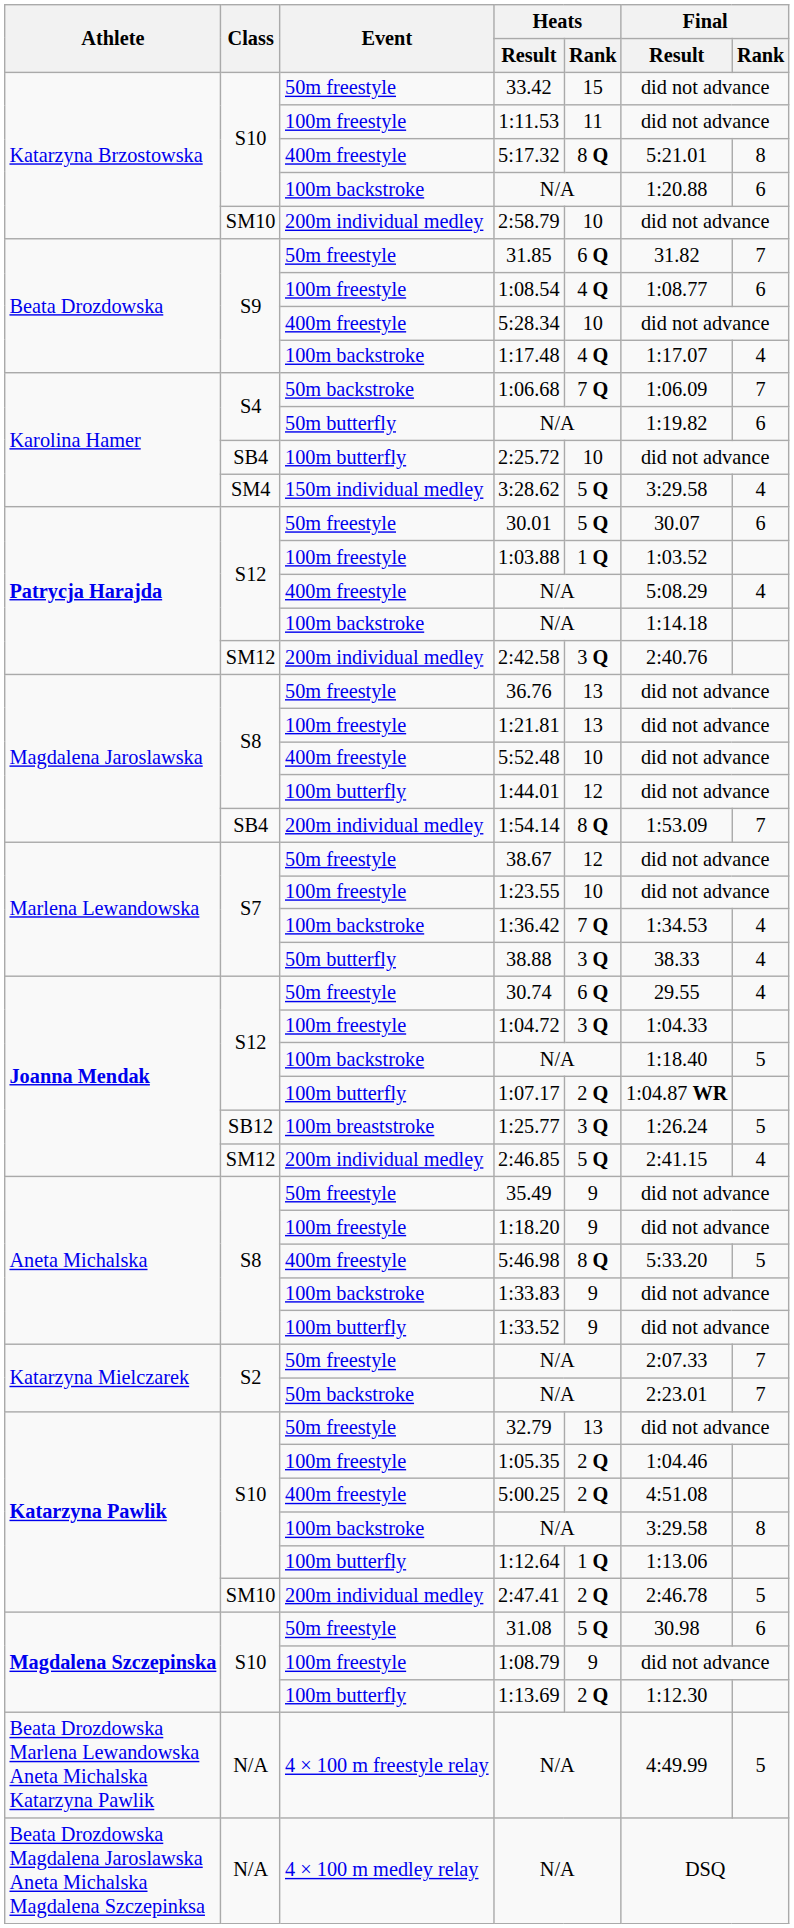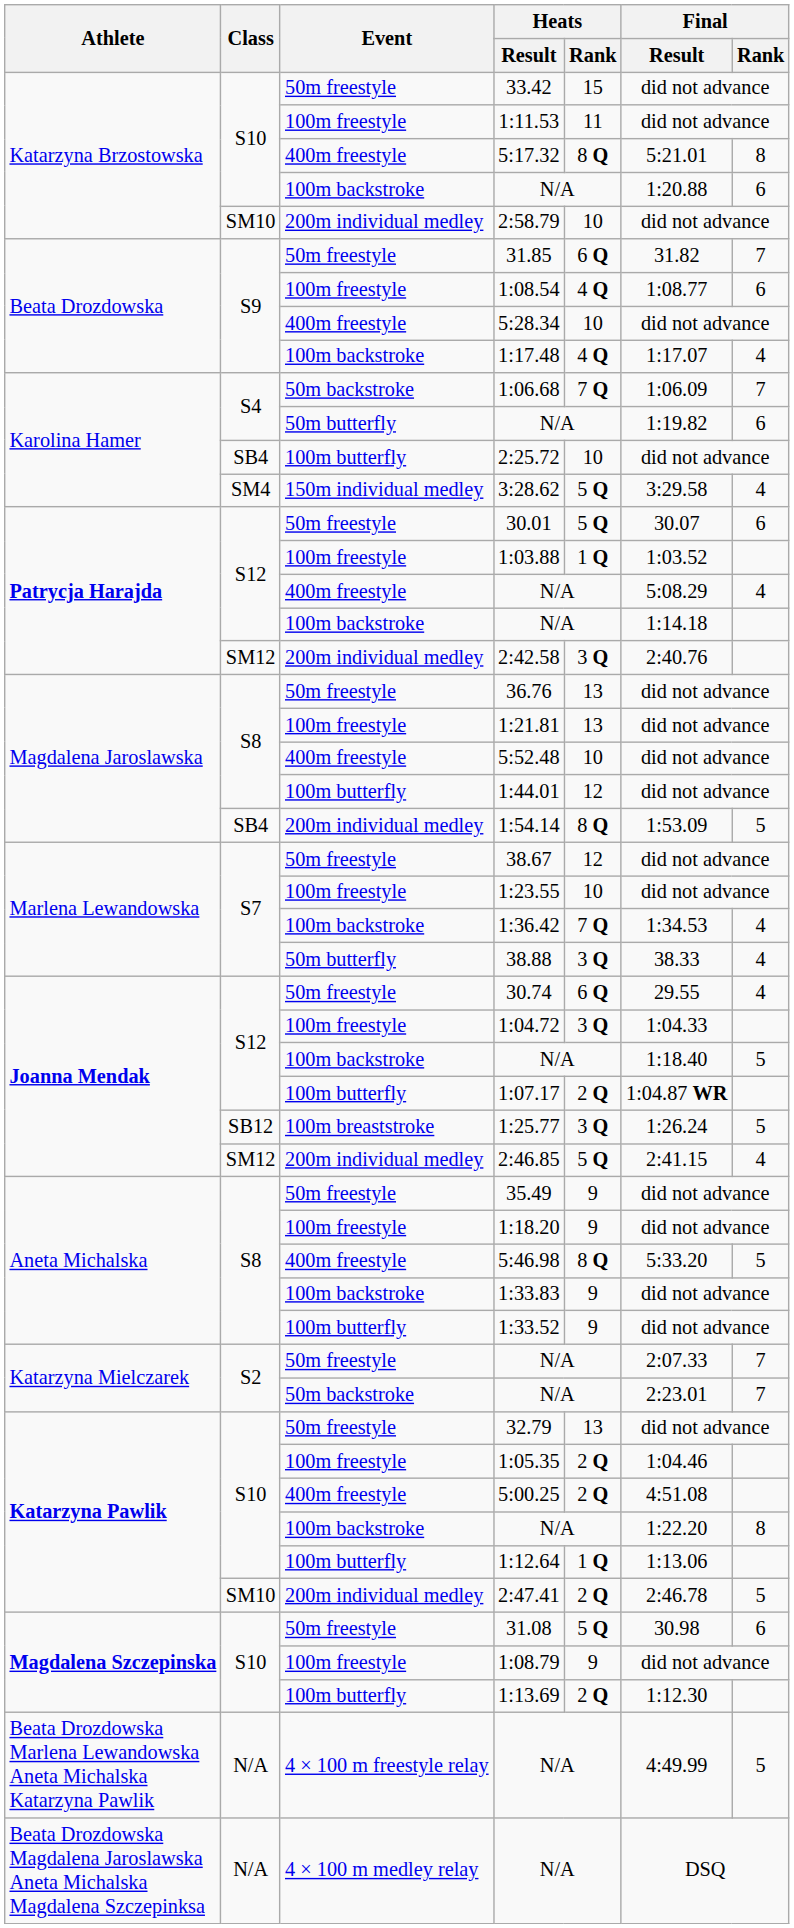(761, 825) 7 -> (761, 825) 5
(677, 1528) 3:29.58 -> (677, 1528) 1:22.20
